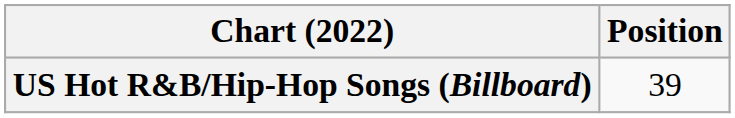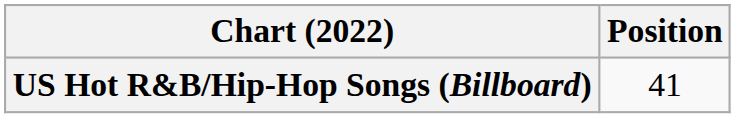(665, 84) 39 -> (665, 84) 41
